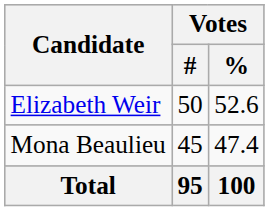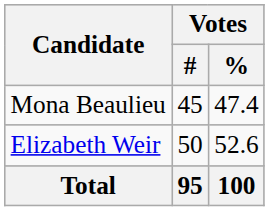rows swapped: (86, 104) <-> (88, 144)
